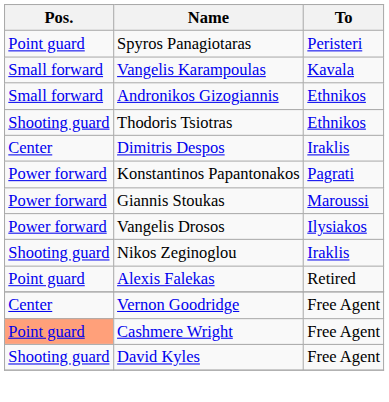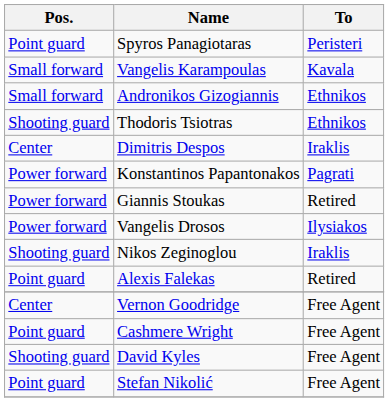(338, 200) Maroussi -> (332, 200) Retired
(47, 331) lightsalmon background -> (47, 331) no background
+ row: (165, 383)
